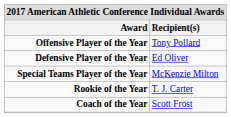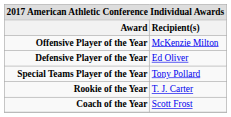(176, 43) Tony Pollard -> (185, 43) McKenzie Milton
(185, 74) McKenzie Milton -> (176, 74) Tony Pollard
